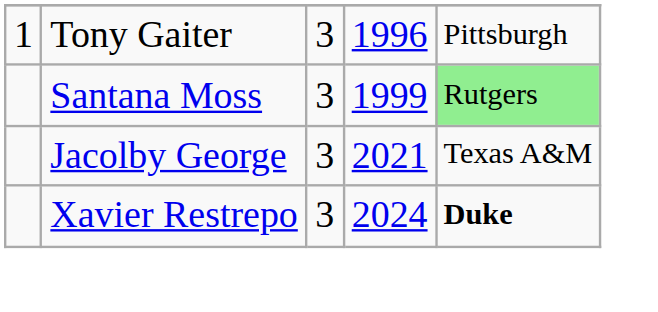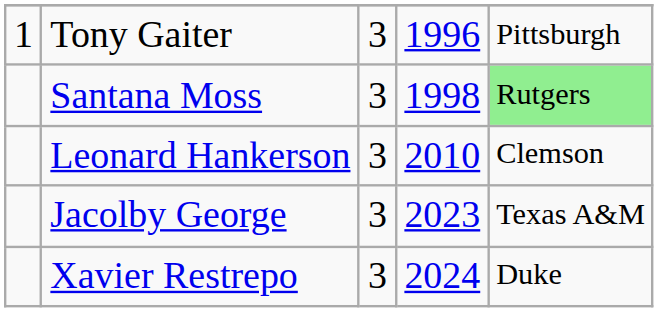(390, 94) 1999 -> (442, 94) 1998
+ row: (200, 154)
(390, 154) 2021 -> (442, 214) 2023
(478, 214) bold -> (529, 275) normal
